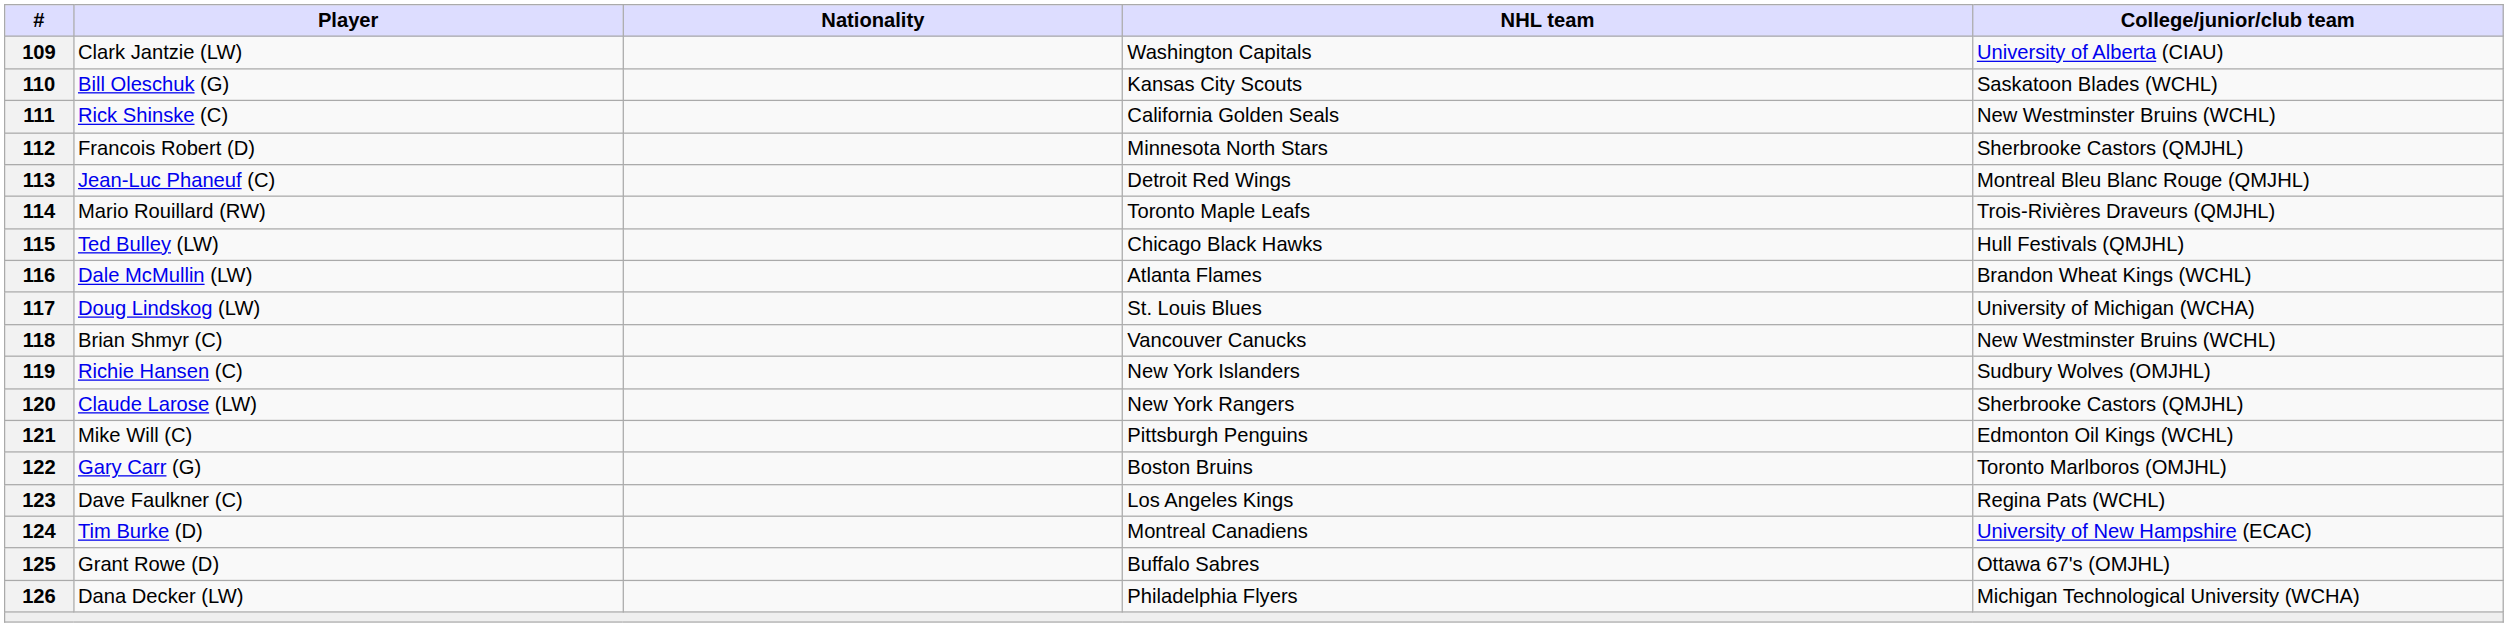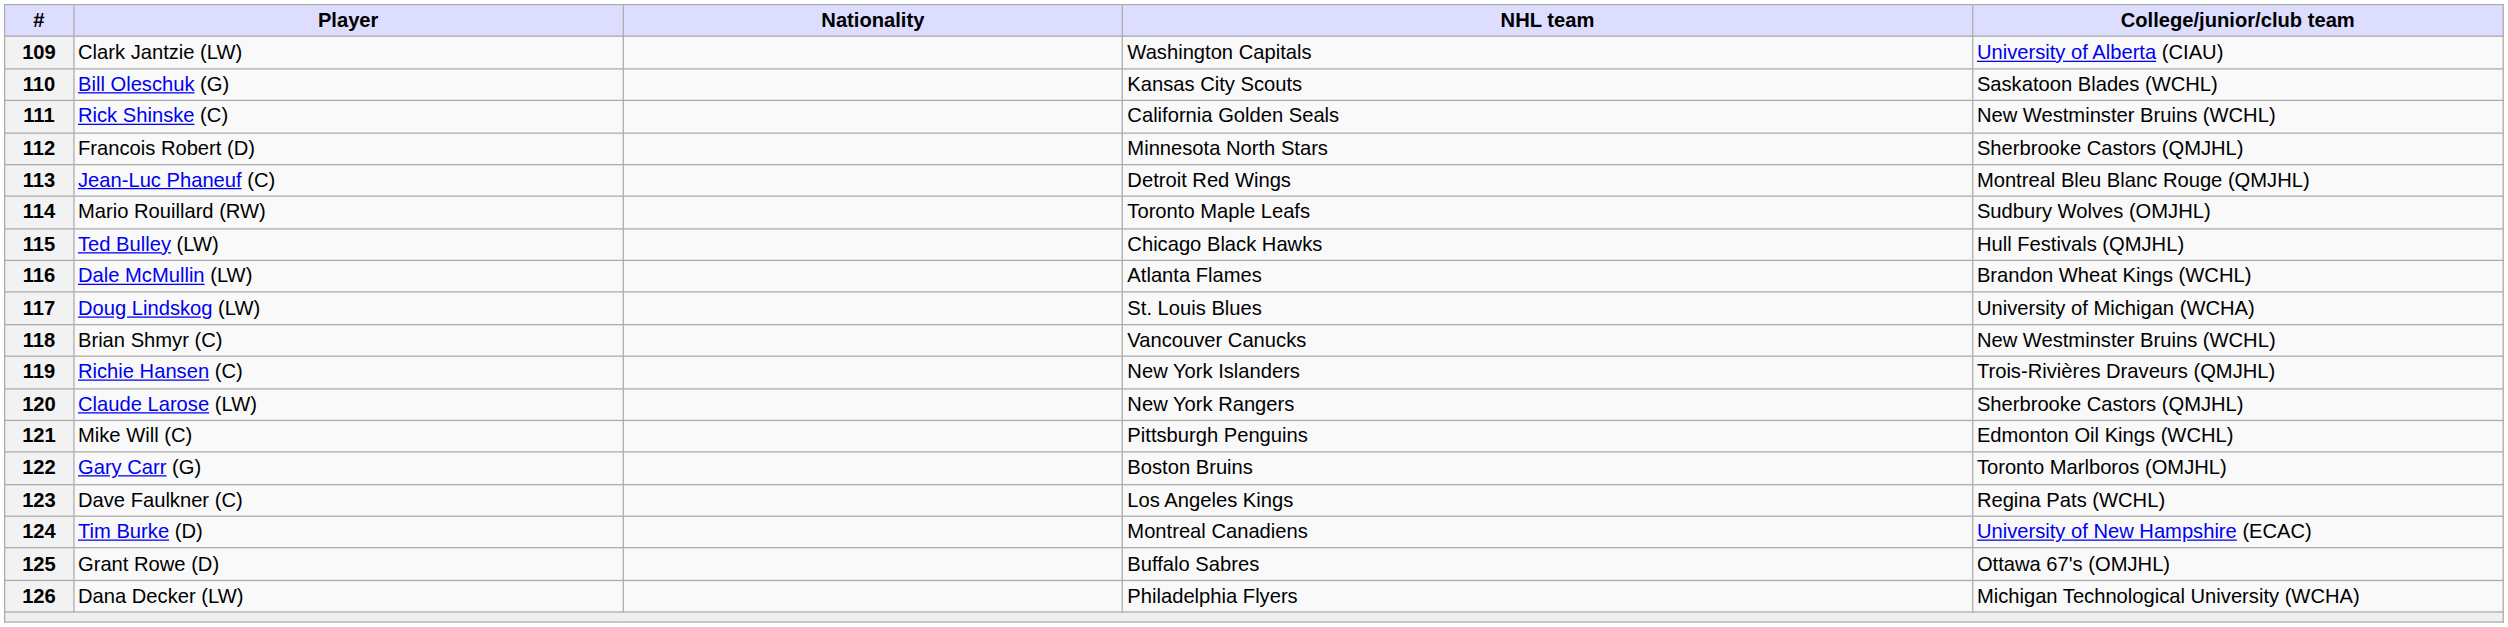(2126, 212) Trois-Rivières Draveurs (QMJHL) -> (2094, 212) Sudbury Wolves (OMJHL)
(2094, 372) Sudbury Wolves (OMJHL) -> (2126, 372) Trois-Rivières Draveurs (QMJHL)
